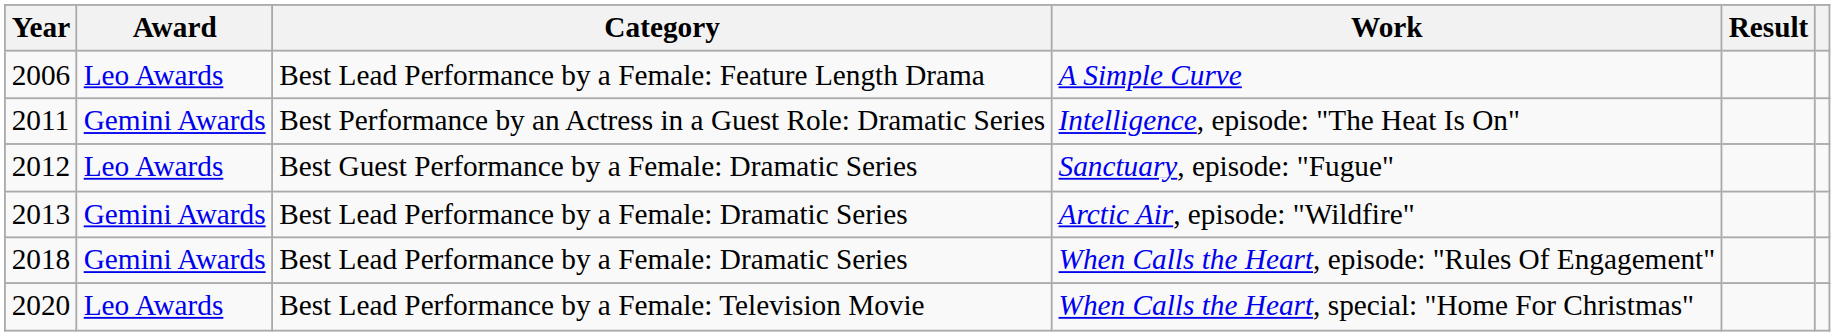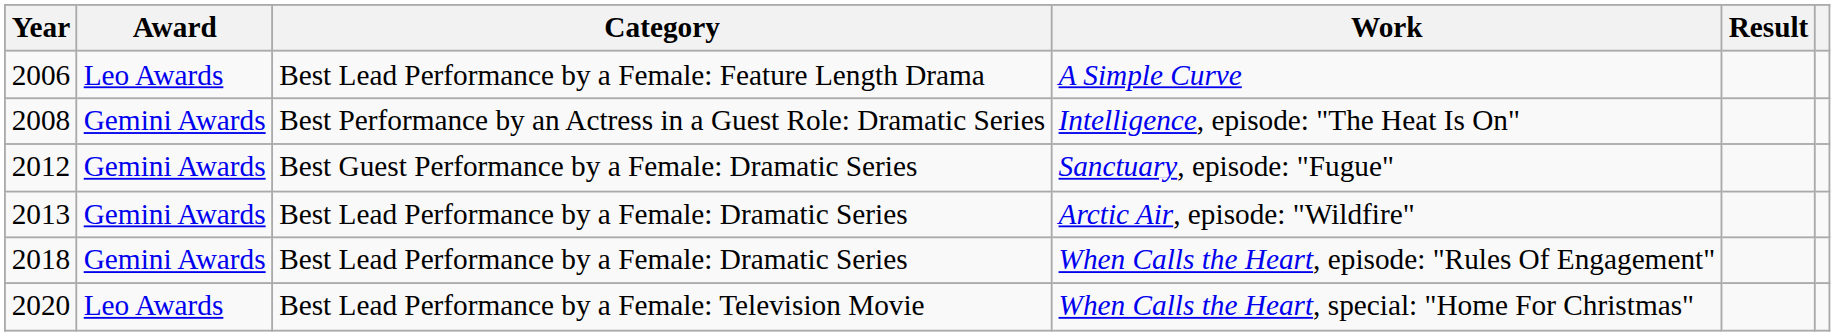(40, 120) 2011 -> (41, 120) 2008
(154, 167) Leo Awards -> (175, 167) Gemini Awards
